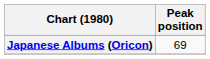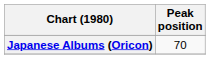(180, 44) 69 -> (180, 44) 70
